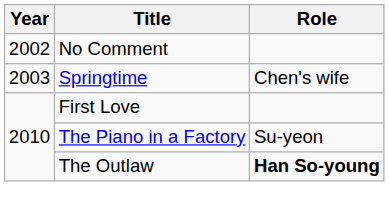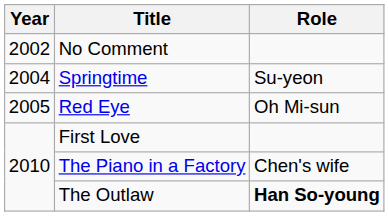(30, 78) 2003 -> (30, 78) 2004
(302, 78) Chen's wife -> (289, 78) Su-yeon
+ row: (94, 107)
(289, 136) Su-yeon -> (302, 166) Chen's wife
